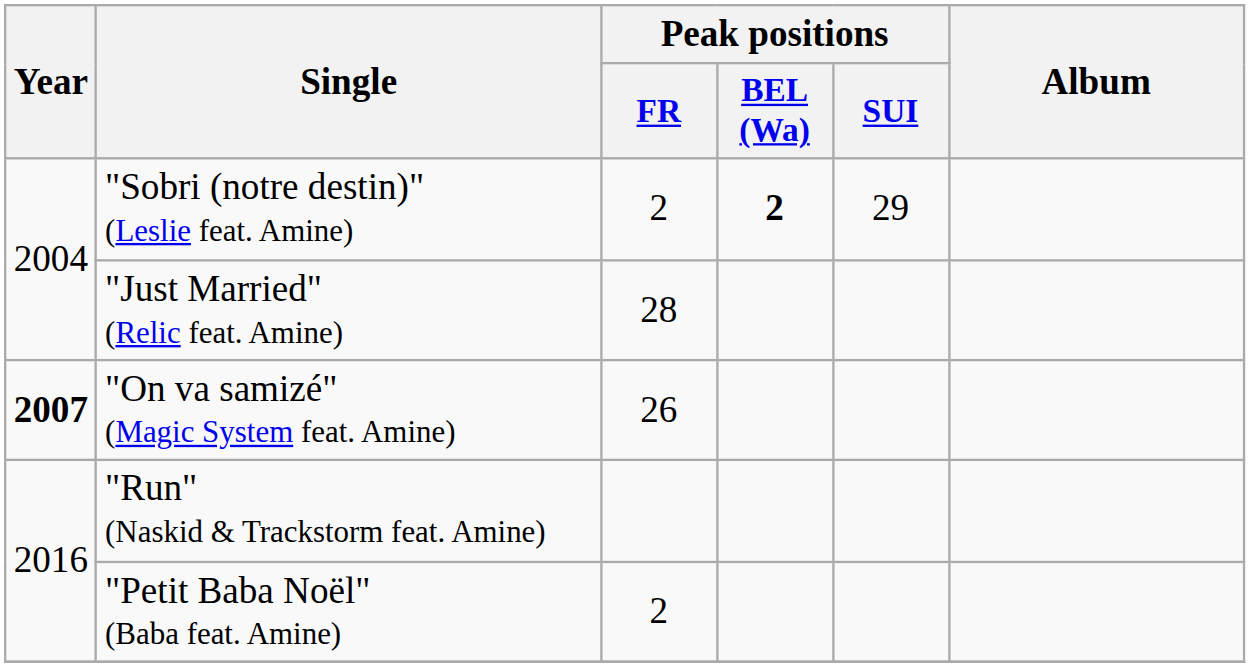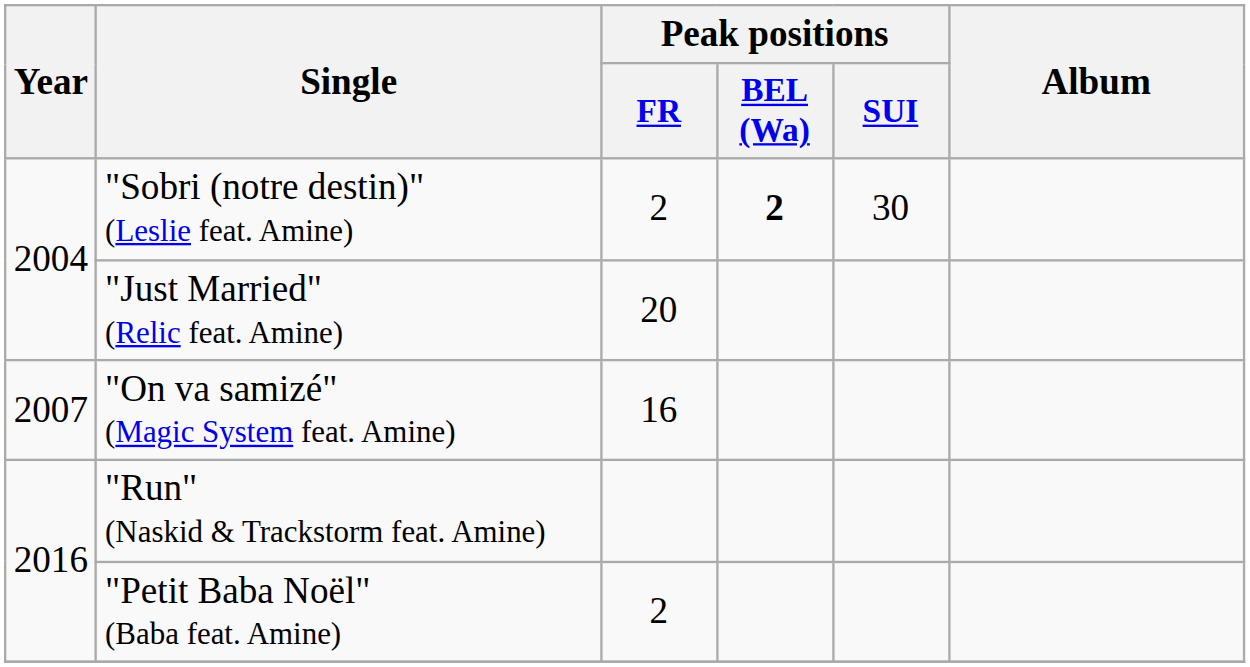(890, 208) 29 -> (890, 208) 30
(659, 308) 28 -> (659, 308) 20
(51, 409) bold -> (51, 409) normal
(659, 409) 26 -> (659, 409) 16
